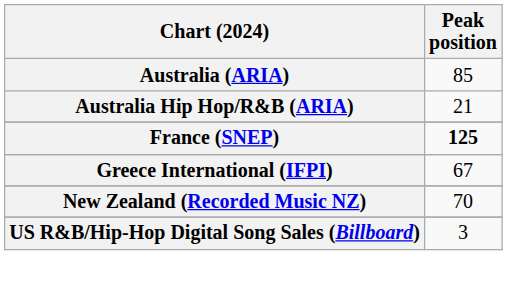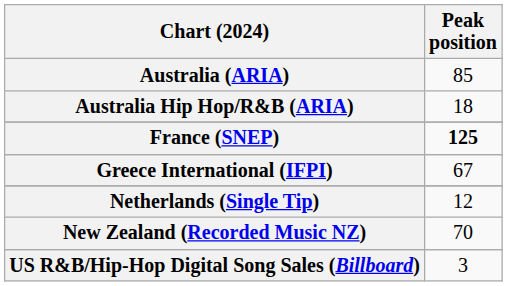(463, 106) 21 -> (463, 106) 18
+ row: (215, 201)
